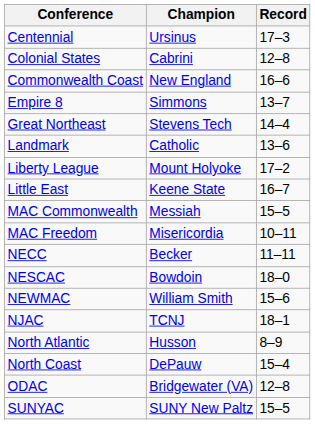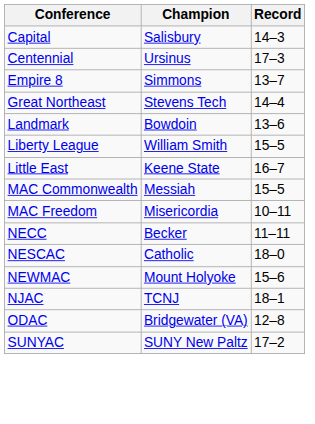+ row: (29, 37)
- row: (54, 59)
- row: (75, 80)
(174, 146) Catholic -> (170, 124) Bowdoin
(195, 168) Mount Holyoke -> (186, 146) William Smith
(275, 168) 17–2 -> (269, 146) 15–5
(176, 277) Bowdoin -> (169, 255) Catholic
(191, 299) William Smith -> (190, 277) Mount Holyoke
- row: (49, 342)
- row: (44, 364)
(275, 408) 15–5 -> (269, 342) 17–2
